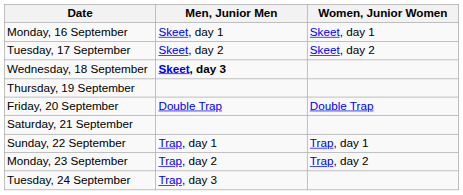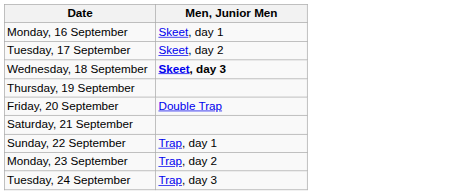- column: (383, 13)
